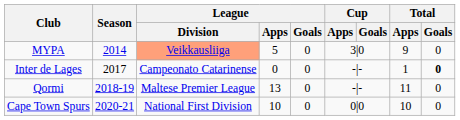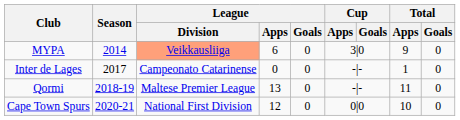(275, 50) 5 -> (275, 50) 6
(438, 69) bold -> (438, 69) normal
(275, 106) 10 -> (275, 106) 12
